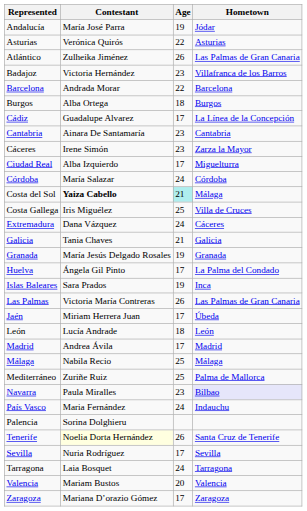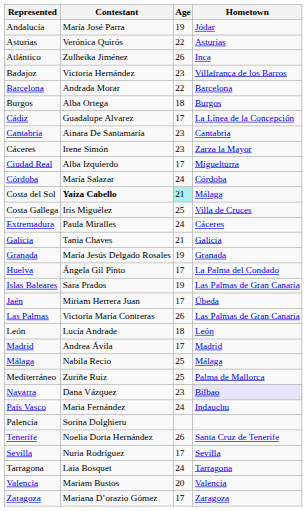(247, 58) Las Palmas de Gran Canaria -> (203, 58) Inca
(90, 225) Dana Vázquez -> (89, 225) Paula Miralles
(203, 286) Inca -> (247, 286) Las Palmas de Gran Canaria
rows swapped: (15, 316) <-> (28, 301)
(89, 392) Paula Miralles -> (90, 392) Dana Vázquez
(108, 438) lightyellow background -> (108, 438) no background
